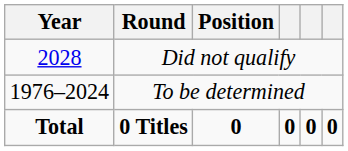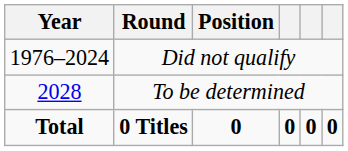(59, 57) 2028 -> (59, 57) 1976–2024
(59, 92) 1976–2024 -> (59, 92) 2028
